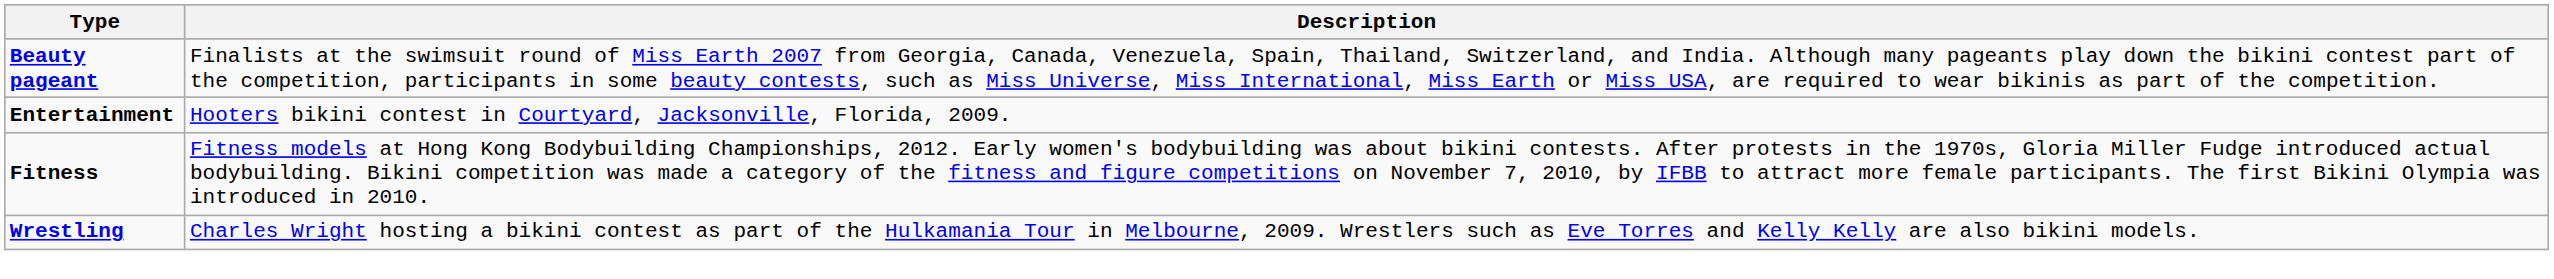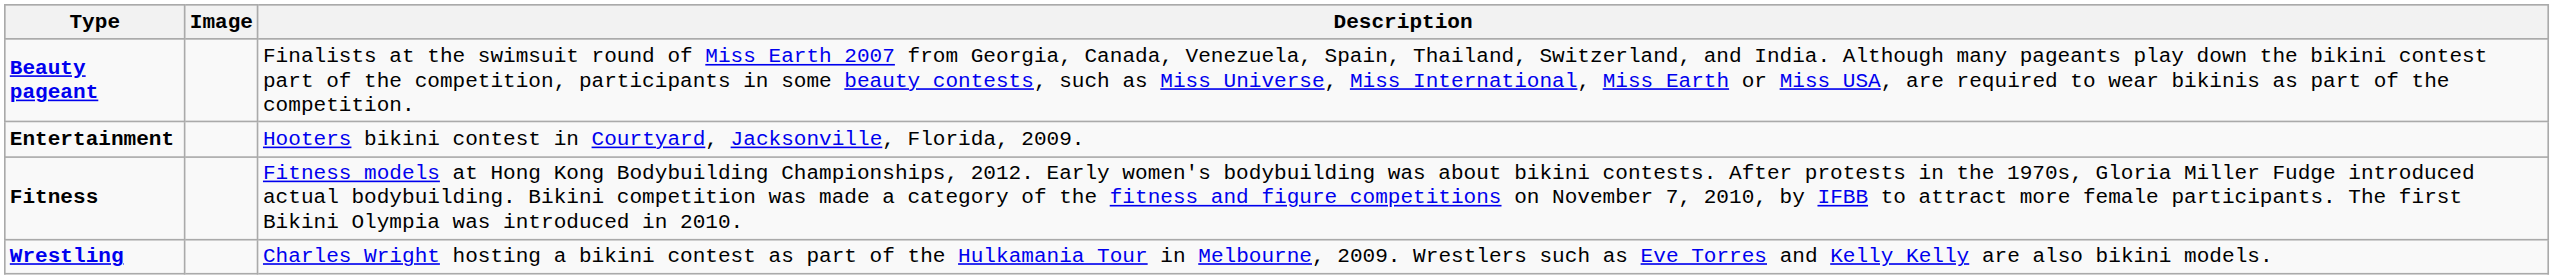+ column: (221, 22)
